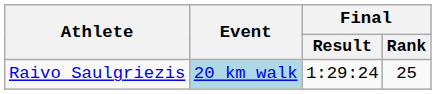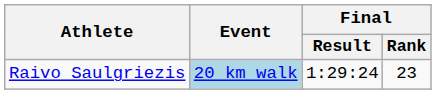(407, 74) 25 -> (407, 74) 23
